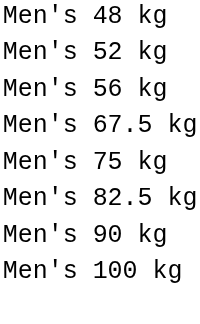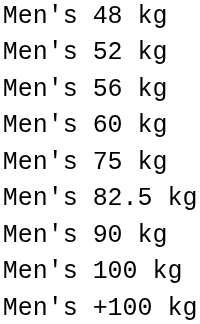+ row: (85, 126)
- row: (100, 126)
+ row: (100, 308)
